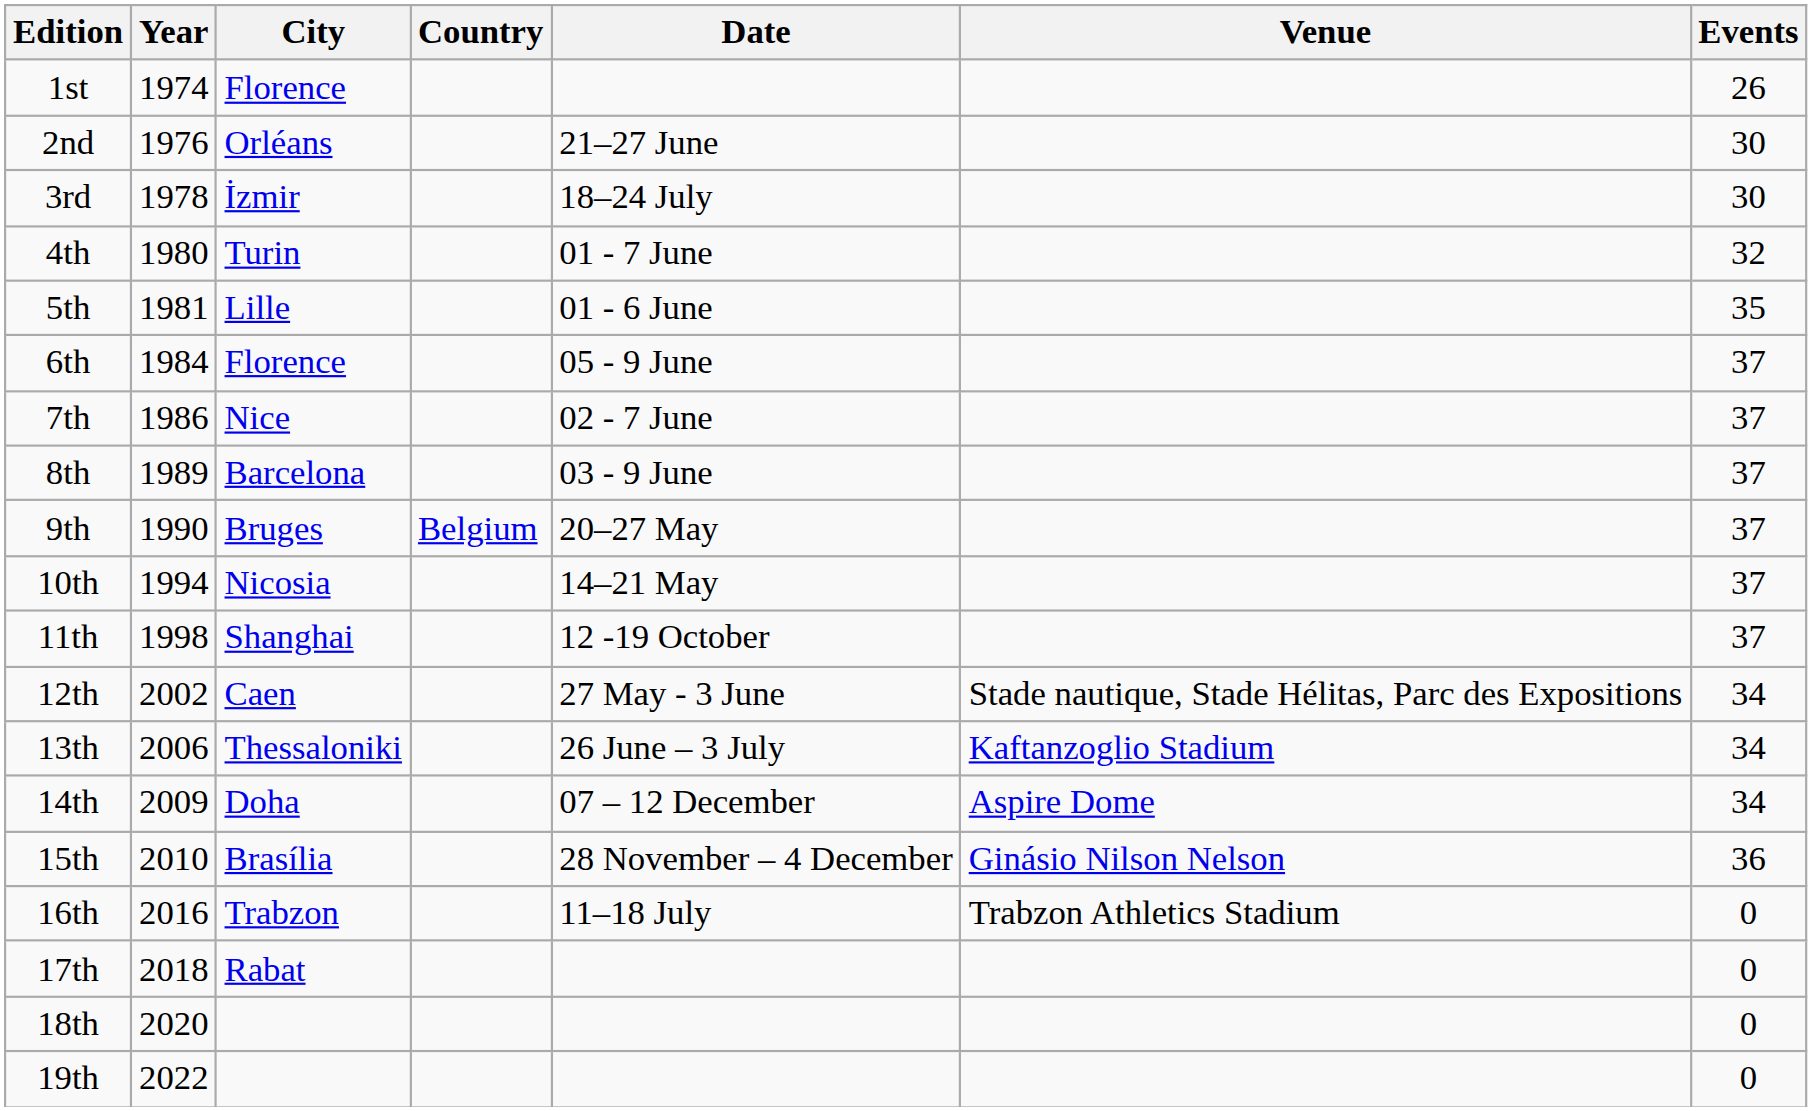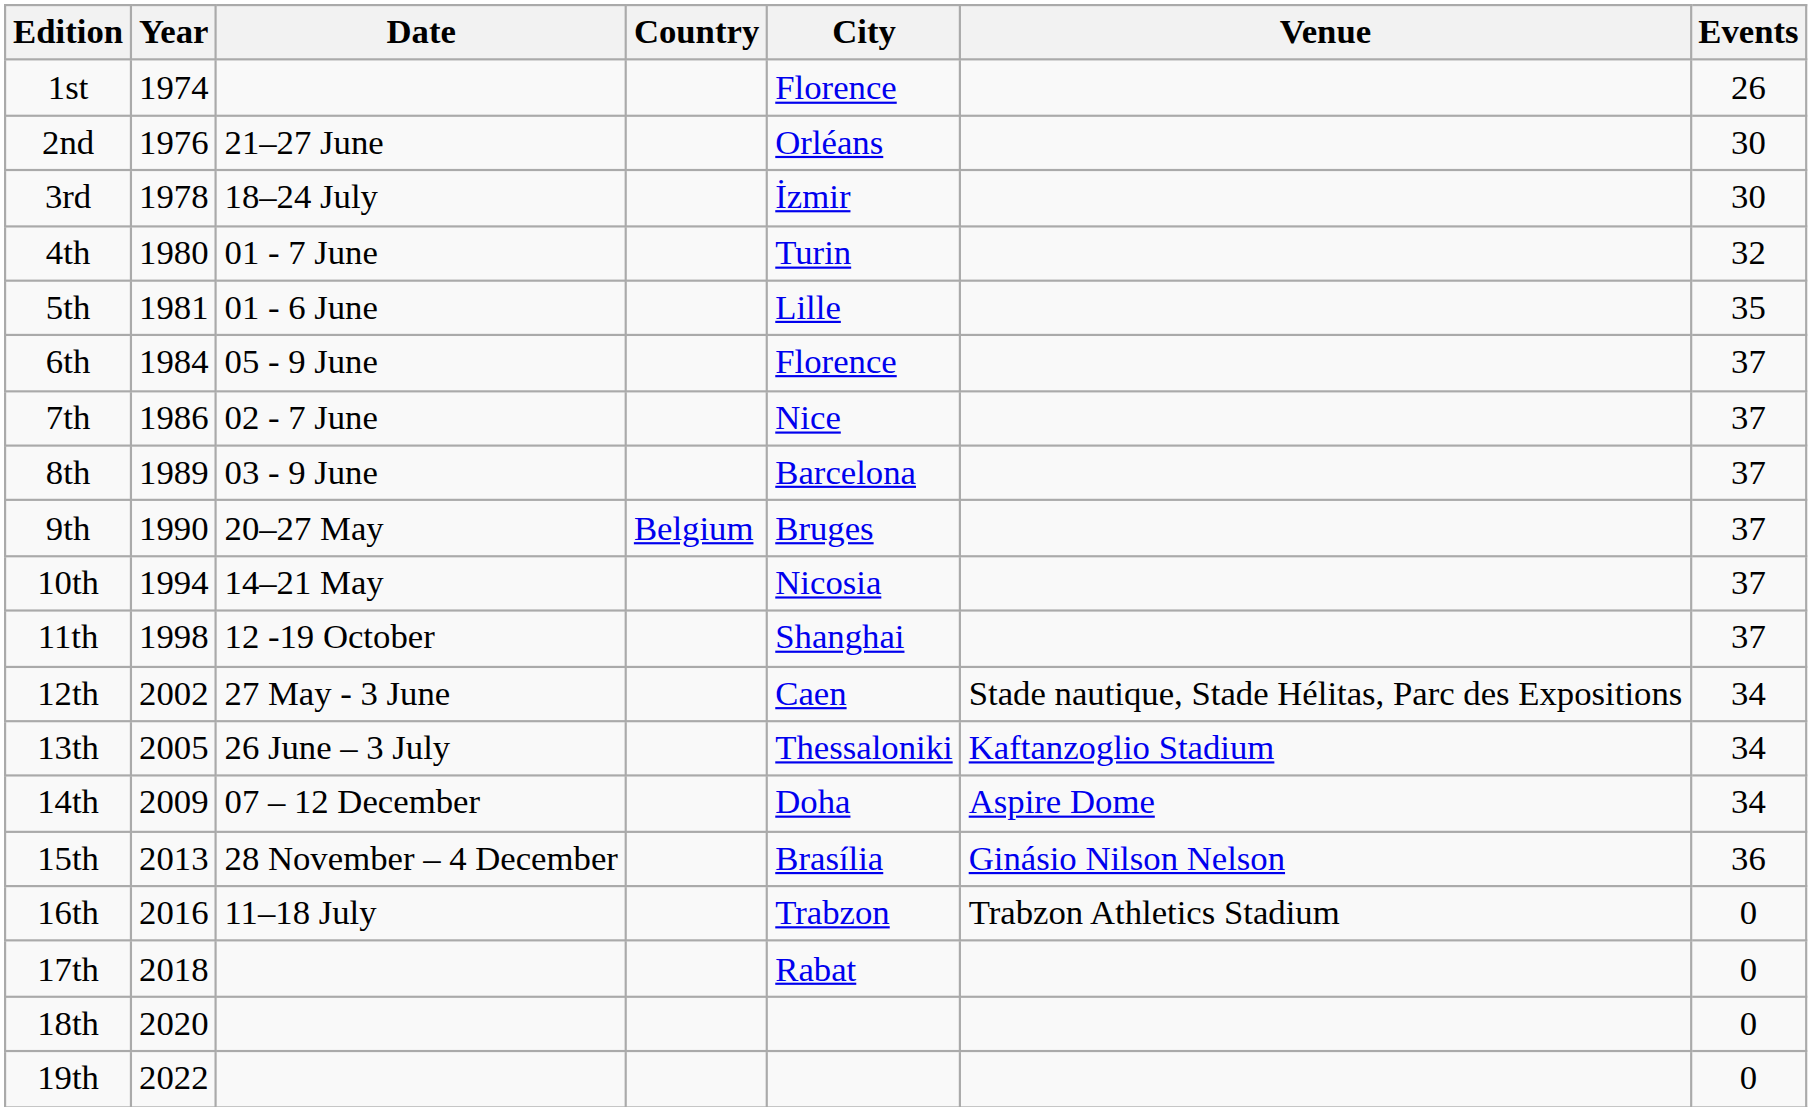columns swapped: (313, 32) <-> (756, 32)
(174, 747) 2006 -> (174, 747) 2005
(174, 857) 2010 -> (174, 857) 2013
